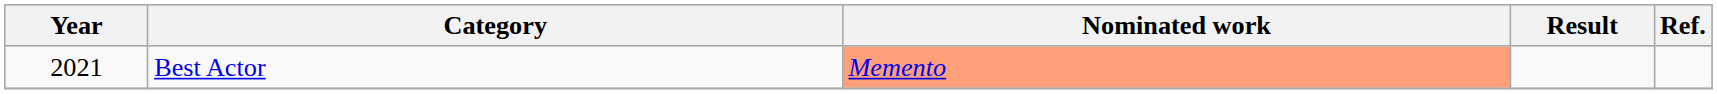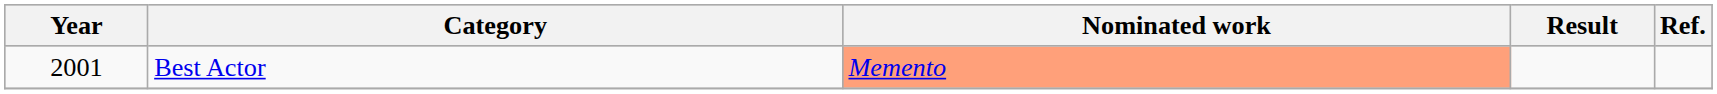(76, 66) 2021 -> (76, 66) 2001
